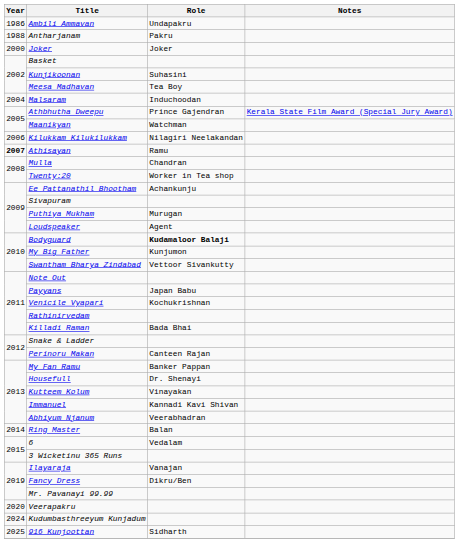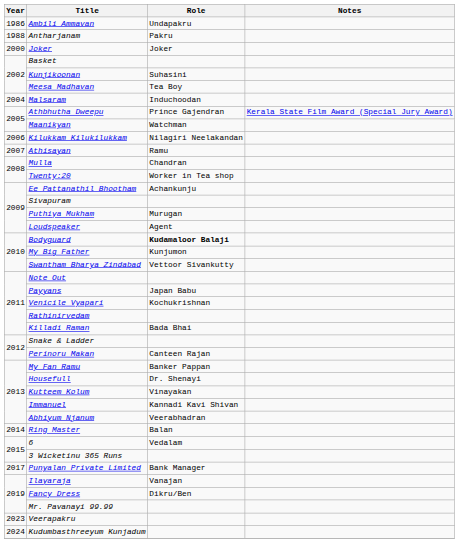(16, 150) bold -> (16, 150) normal
+ row: (85, 468)
(16, 506) 2020 -> (16, 519) 2023
- row: (61, 532)
